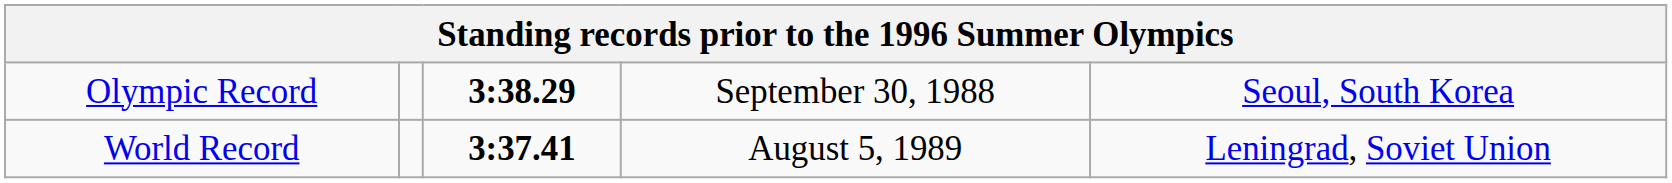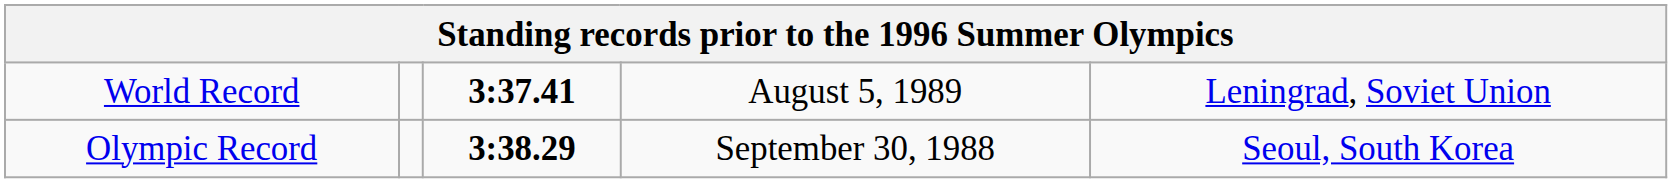rows swapped: (202, 147) <-> (202, 90)
